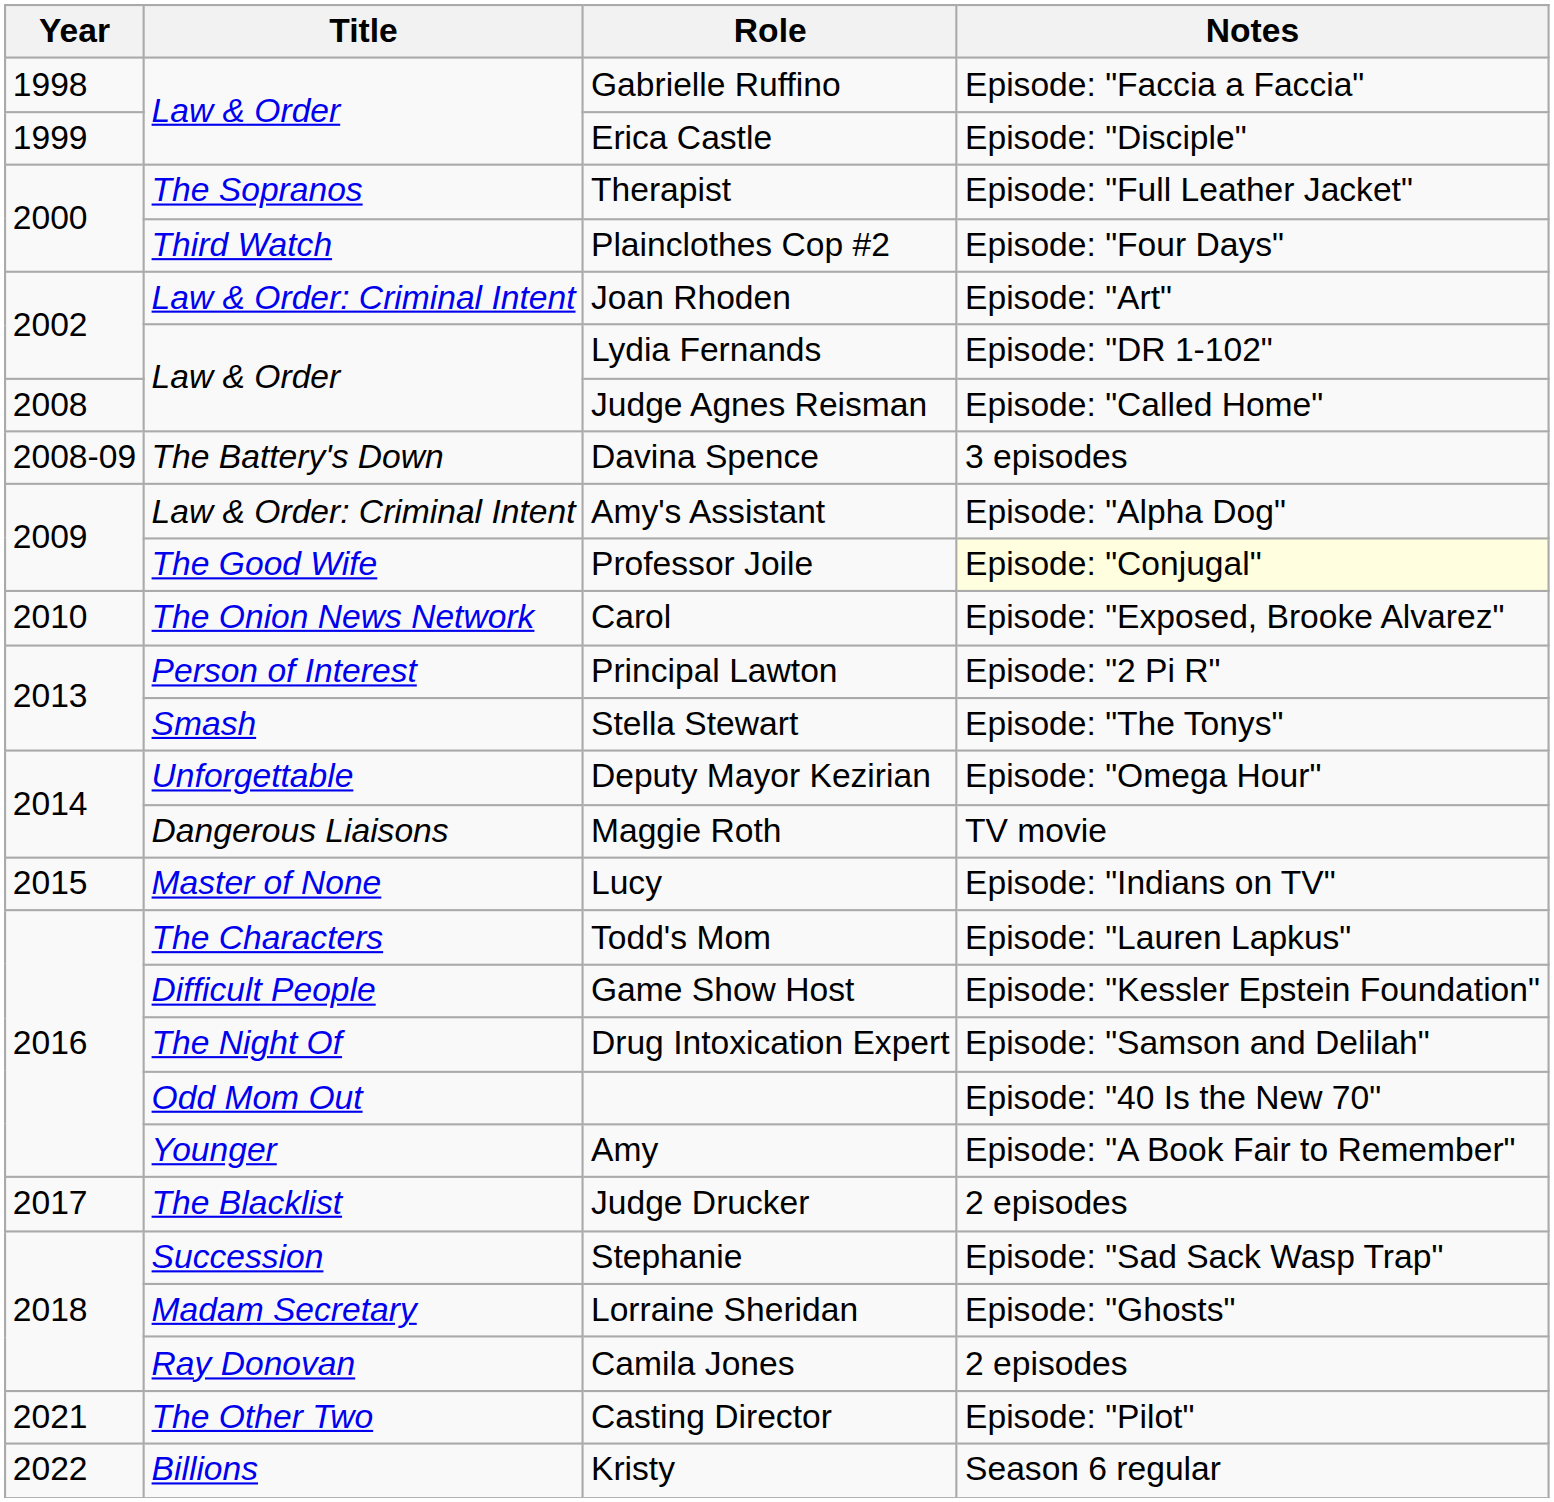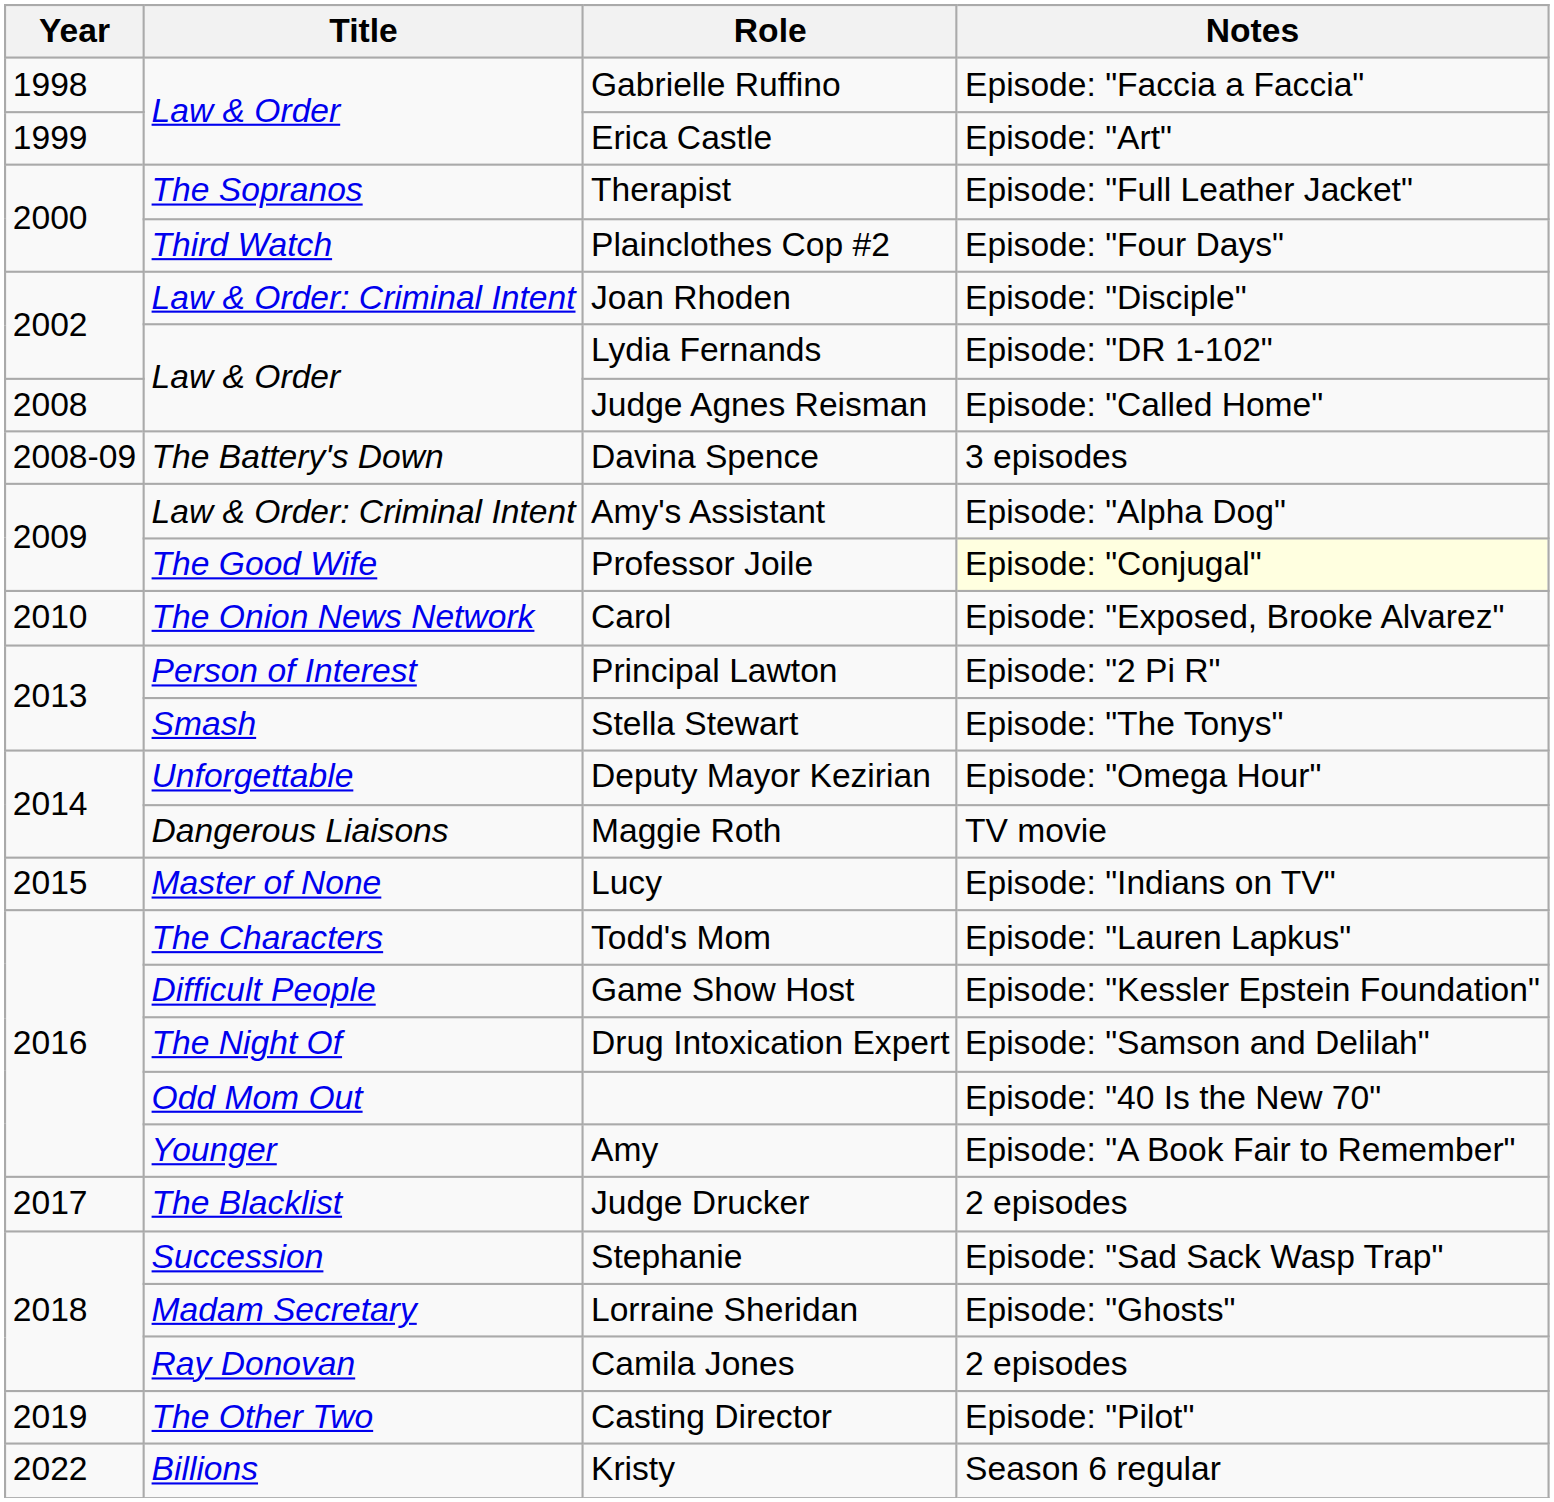(1106, 137) Episode: "Disciple" -> (1068, 137) Episode: "Art"
(1068, 297) Episode: "Art" -> (1106, 297) Episode: "Disciple"
(50, 1416) 2021 -> (50, 1416) 2019
